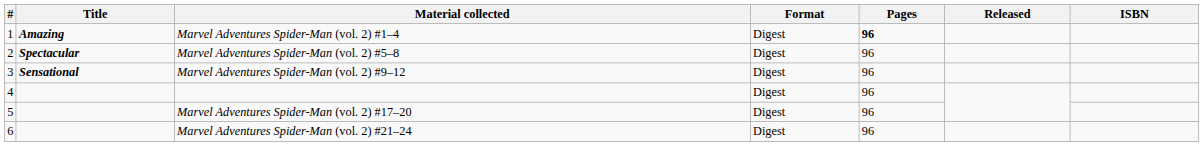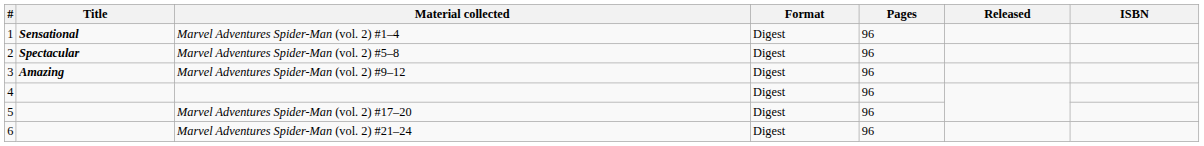(42, 33) Amazing -> (49, 33) Sensational
(868, 33) bold -> (868, 33) normal
(49, 72) Sensational -> (42, 72) Amazing
